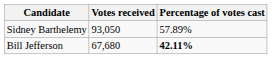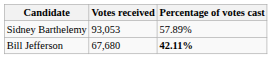(106, 29) 93,050 -> (106, 29) 93,053
